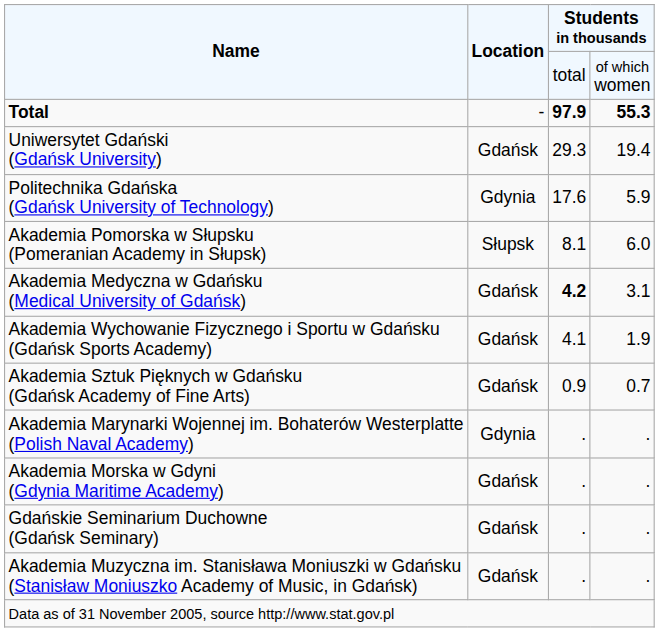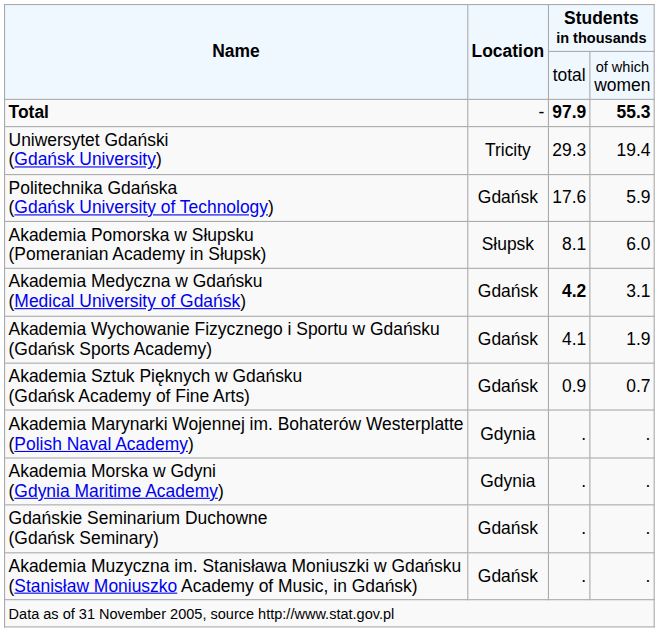(508, 150) Gdańsk -> (508, 150) Tricity
(508, 197) Gdynia -> (508, 197) Gdańsk
(508, 481) Gdańsk -> (508, 481) Gdynia
